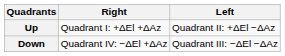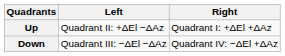columns swapped: (225, 12) <-> (114, 12)
